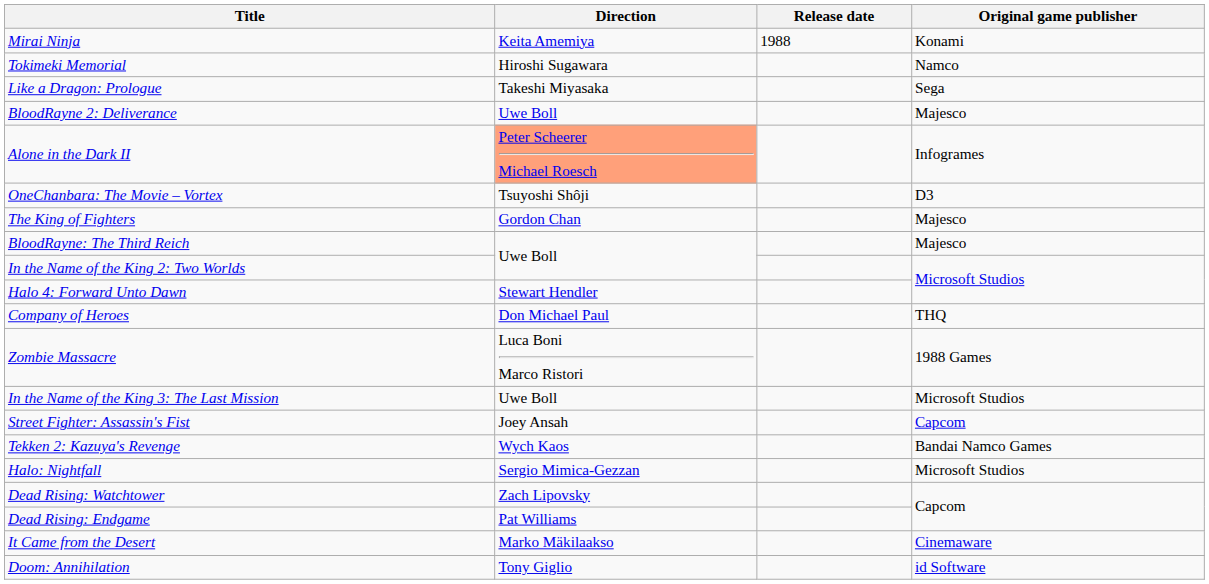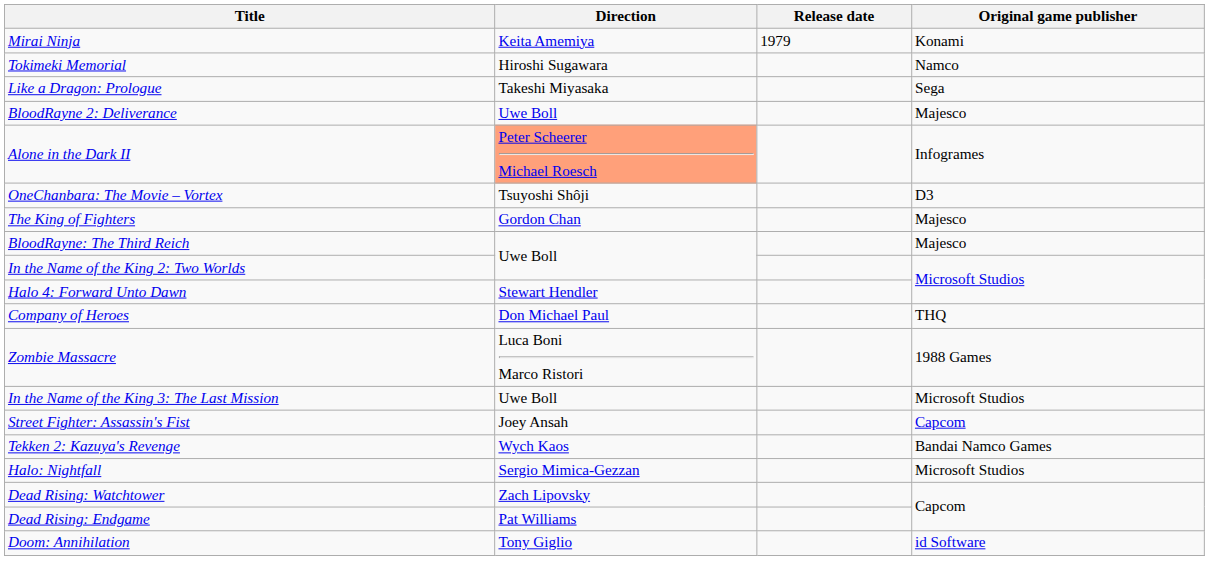(775, 40) 1988 -> (775, 40) 1979
- row: (82, 542)
